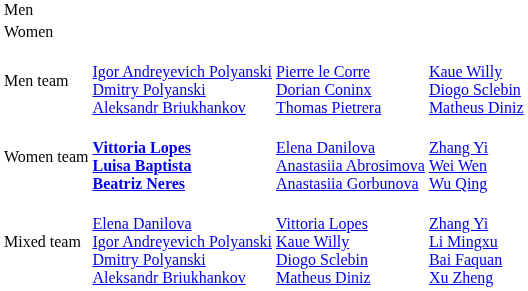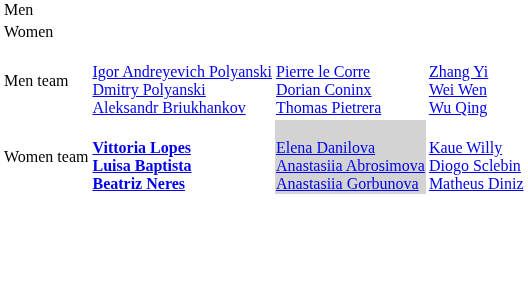(476, 90) Kaue Willy Diogo Sclebin Matheus Diniz -> (459, 90) Zhang Yi Wei Wen Wu Qing
(350, 166) no background -> (350, 166) lightgrey background
(459, 166) Zhang Yi Wei Wen Wu Qing -> (476, 166) Kaue Willy Diogo Sclebin Matheus Diniz
- row: (42, 242)
